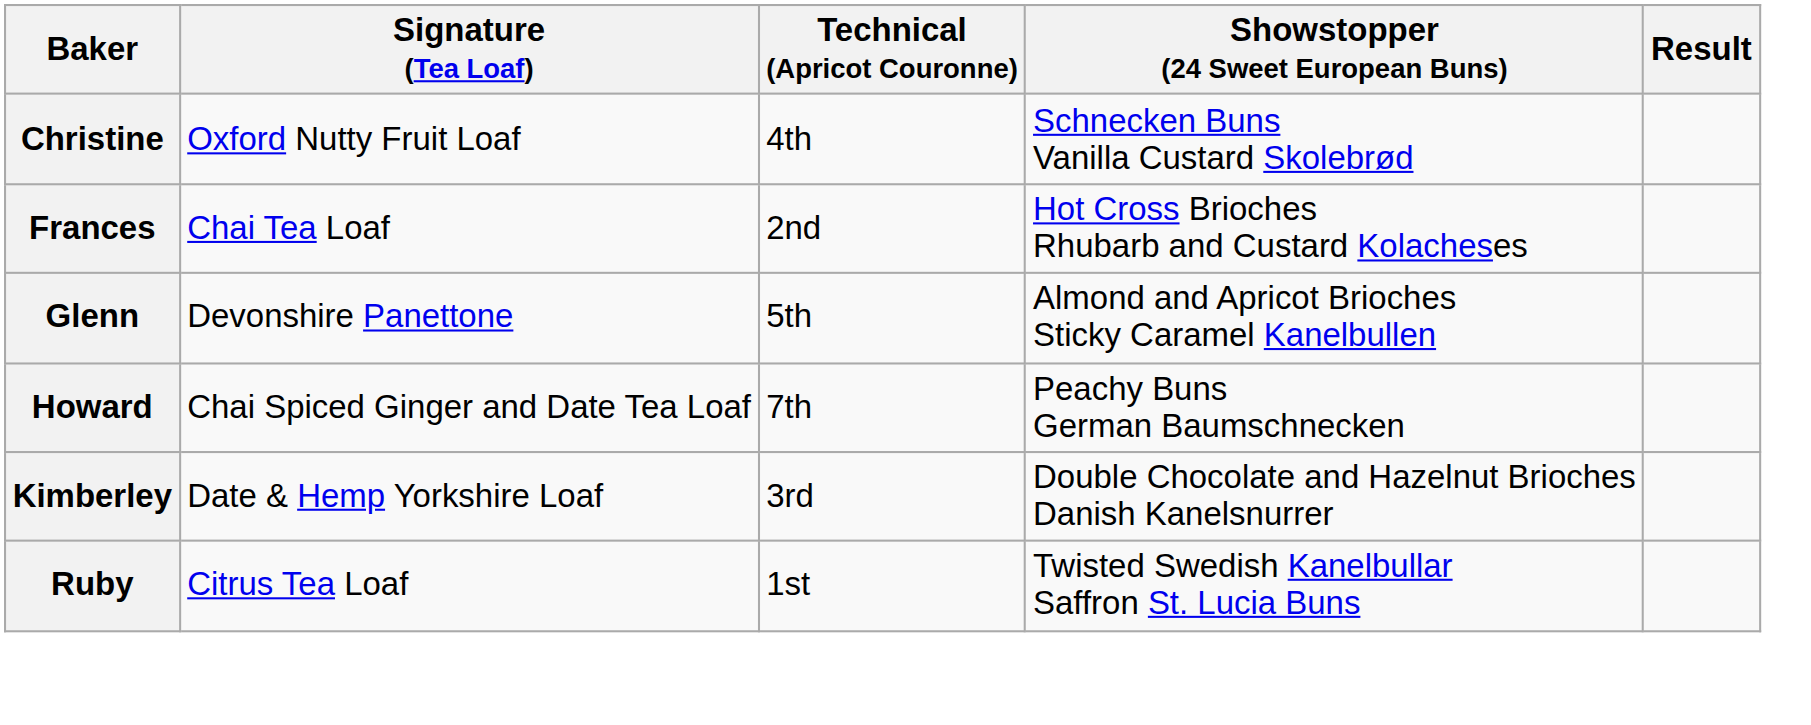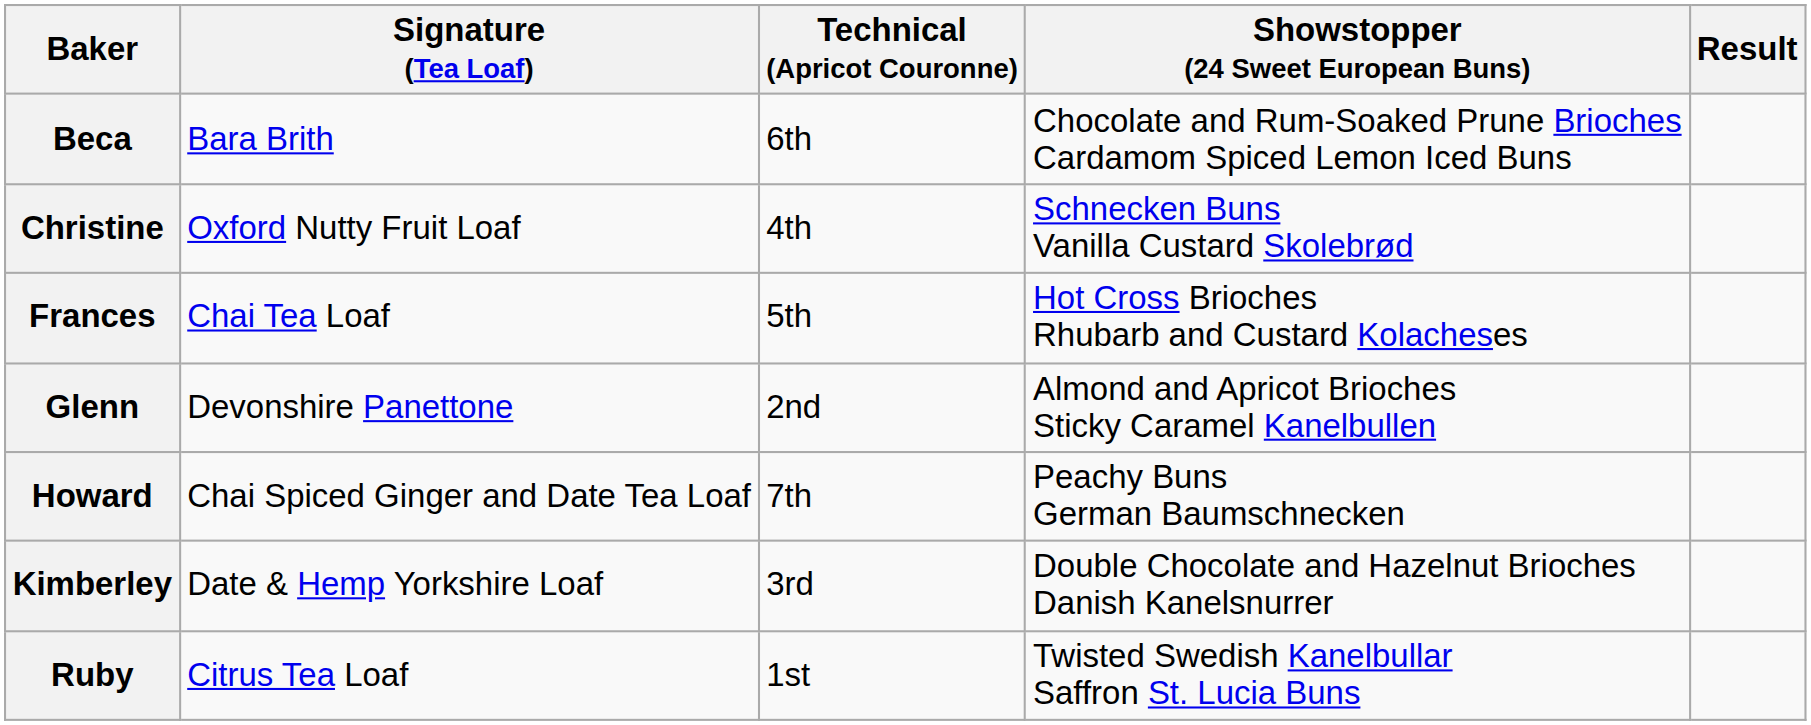+ row: (92, 138)
(794, 227) 2nd -> (789, 317) 5th
(789, 317) 5th -> (794, 406) 2nd
